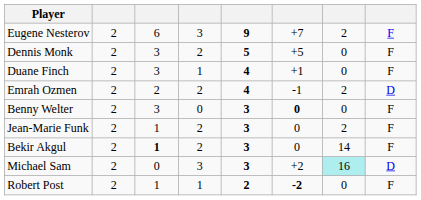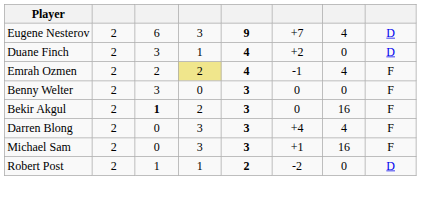(344, 33) 2 -> (344, 33) 4
(391, 33) F -> (391, 33) D
- row: (40, 52)
(297, 71) +1 -> (297, 52) +2
(391, 71) F -> (391, 52) D
(200, 90) no background -> (200, 71) khaki background
(344, 90) 2 -> (344, 71) 4
(391, 90) D -> (391, 71) F
(297, 109) bold -> (297, 90) normal
- row: (48, 128)
(344, 147) 14 -> (344, 109) 16
+ row: (40, 128)
(297, 166) +2 -> (297, 147) +1
(344, 166) paleturquoise background -> (344, 147) no background
(391, 166) D -> (391, 147) F
(297, 185) bold -> (297, 166) normal
(391, 185) F -> (391, 166) D
